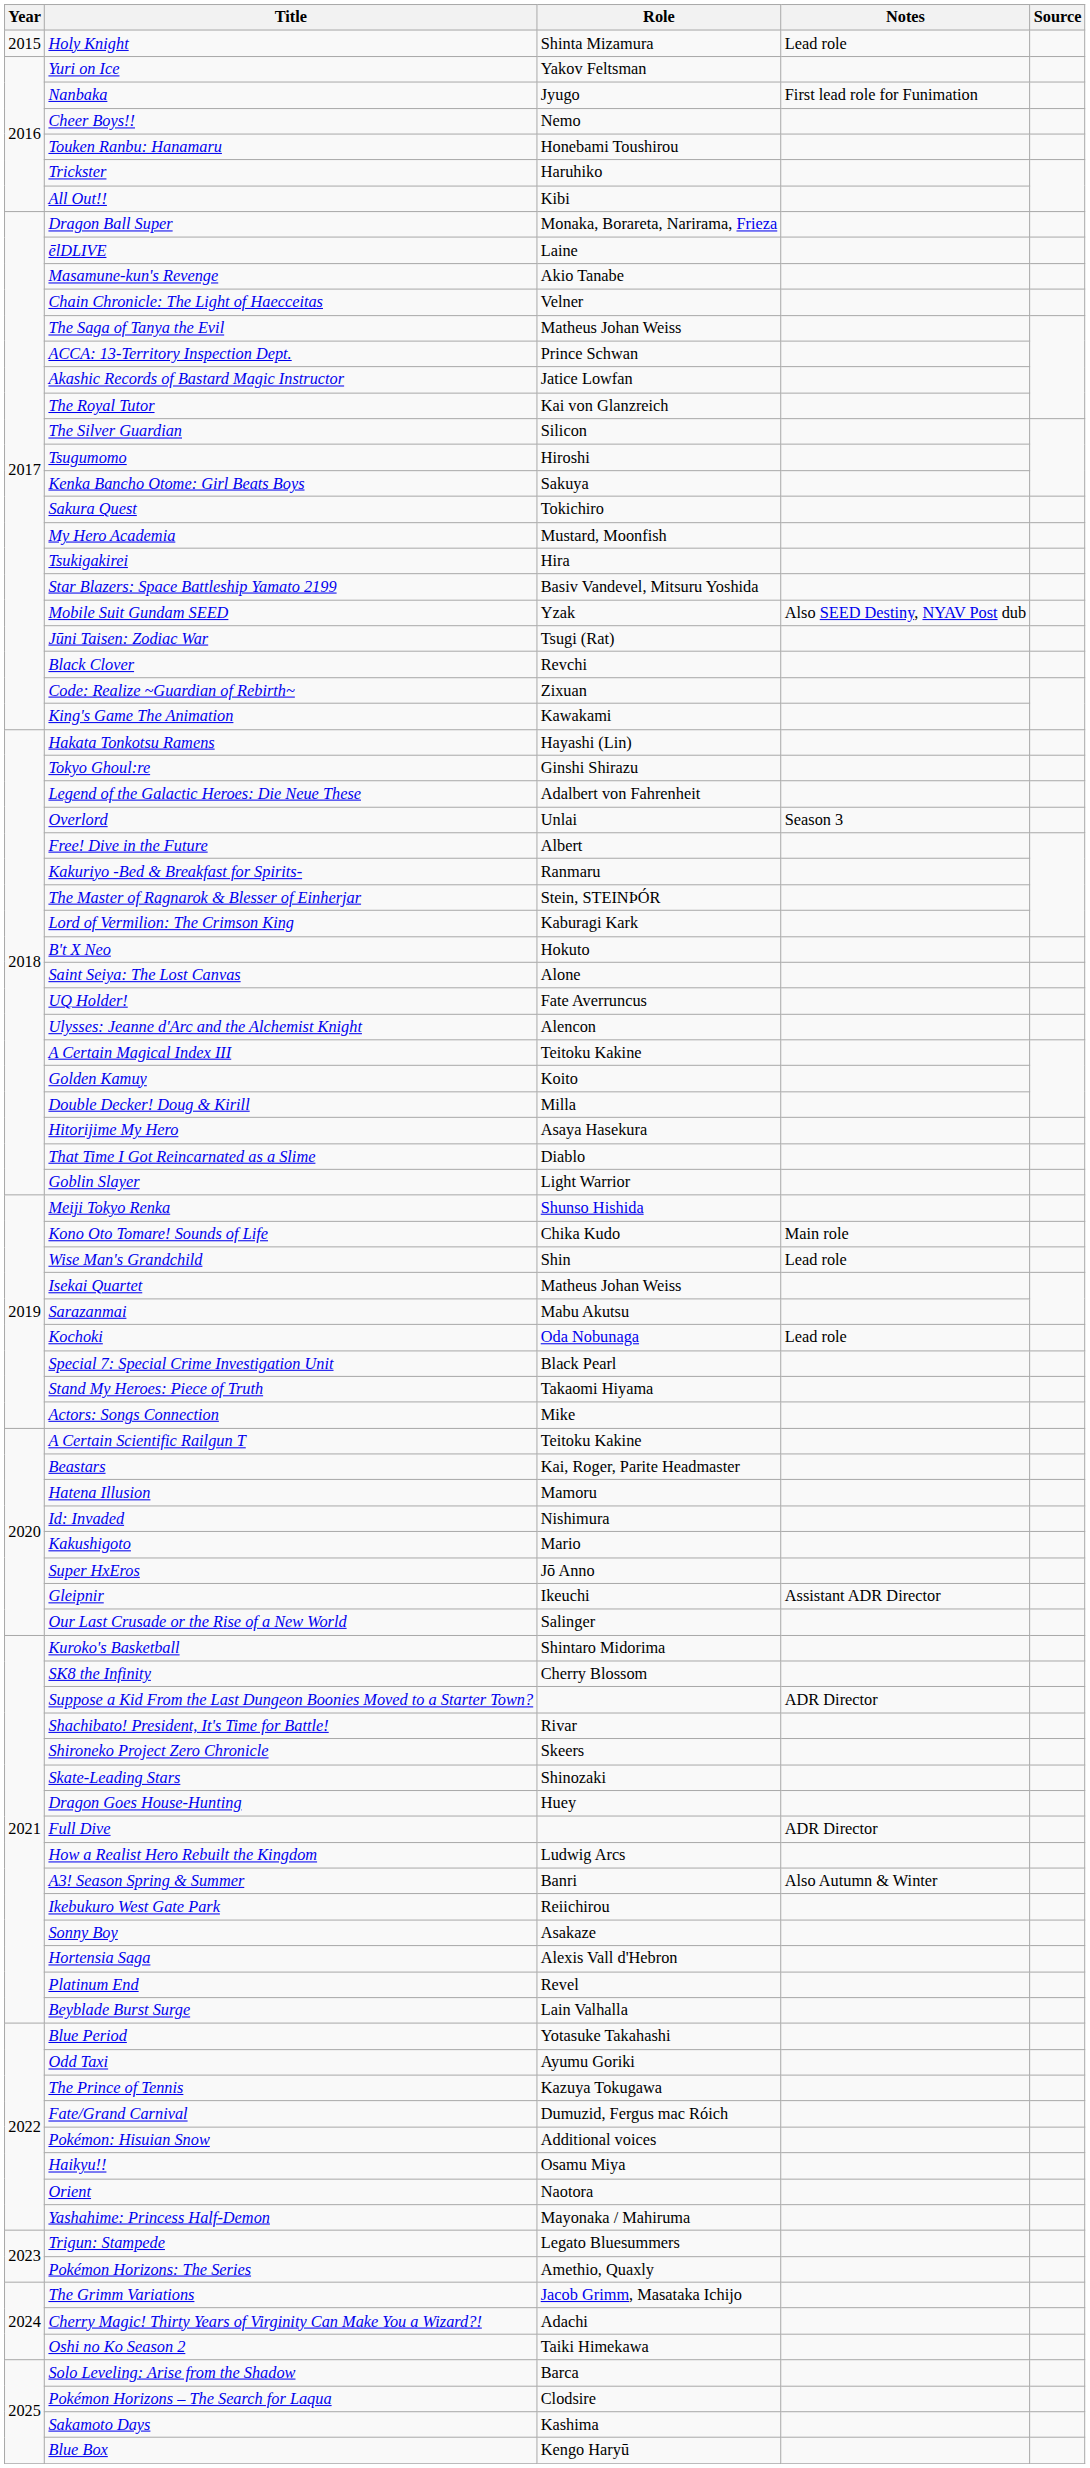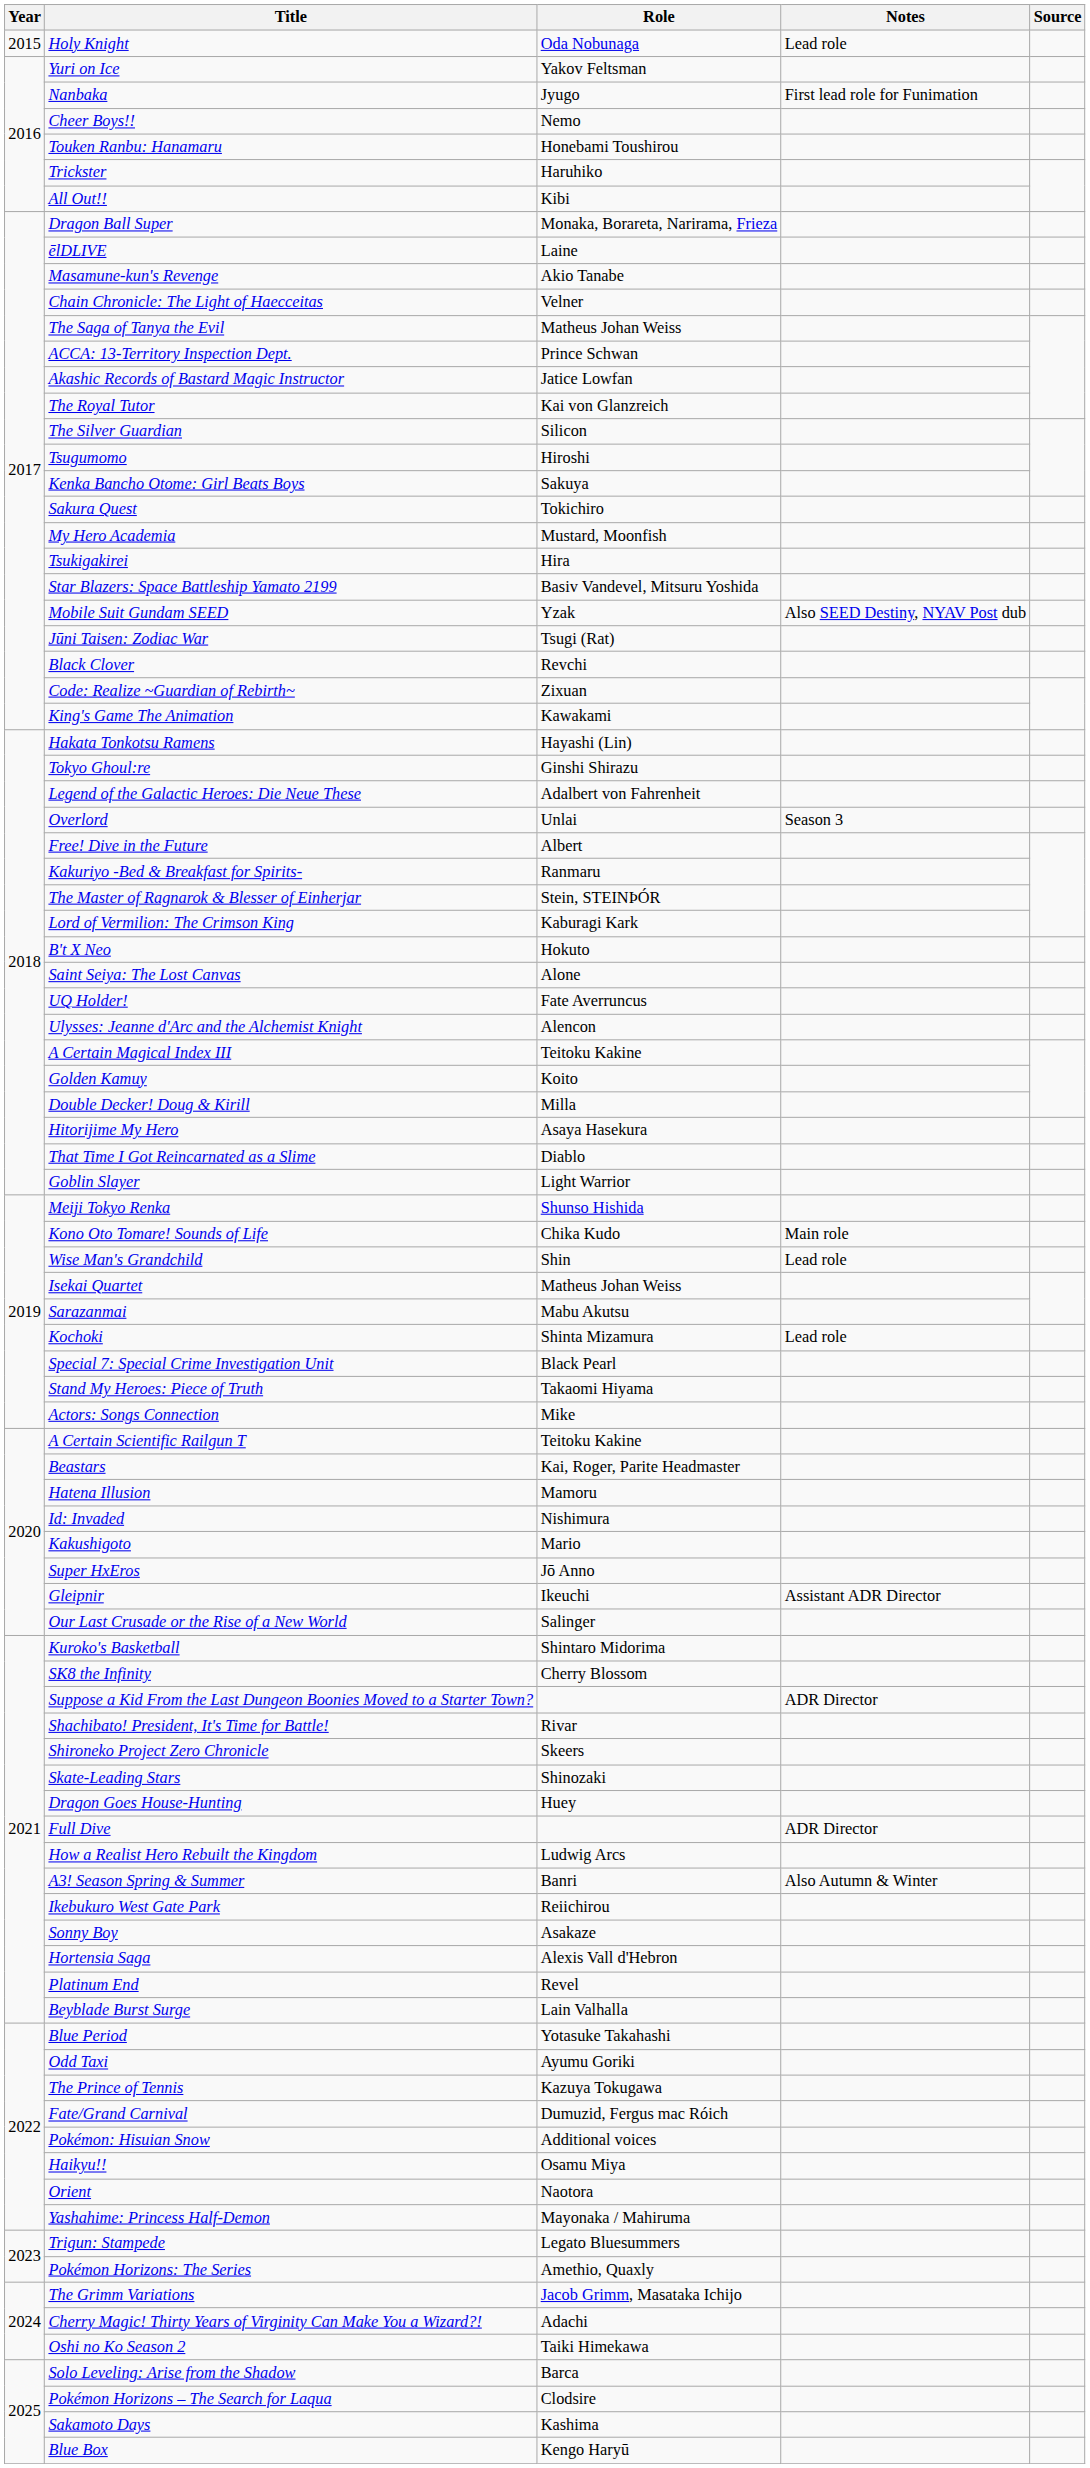(597, 43) Shinta Mizamura -> (590, 43) Oda Nobunaga
(590, 1337) Oda Nobunaga -> (597, 1337) Shinta Mizamura
